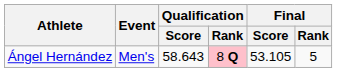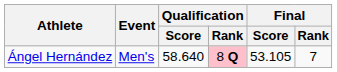(183, 57) 58.643 -> (183, 57) 58.640
(313, 57) 5 -> (313, 57) 7
